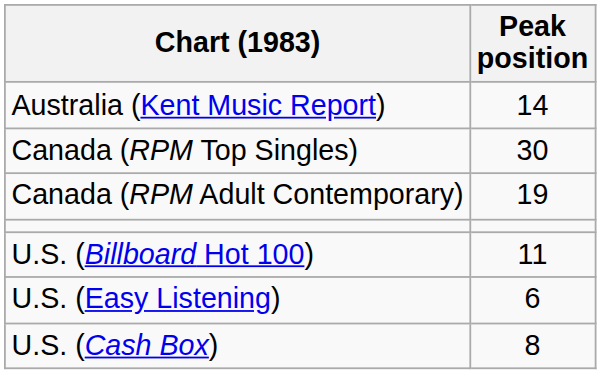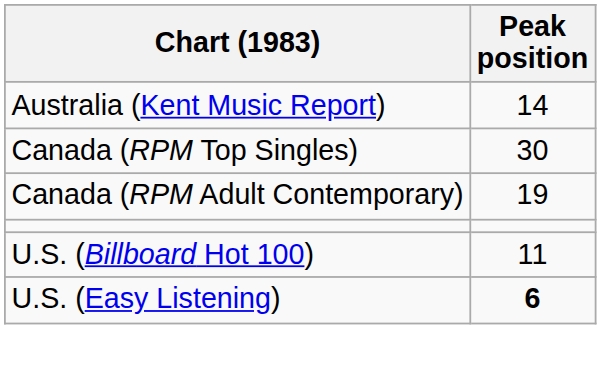(532, 299) normal -> (532, 299) bold
- row: (115, 345)
